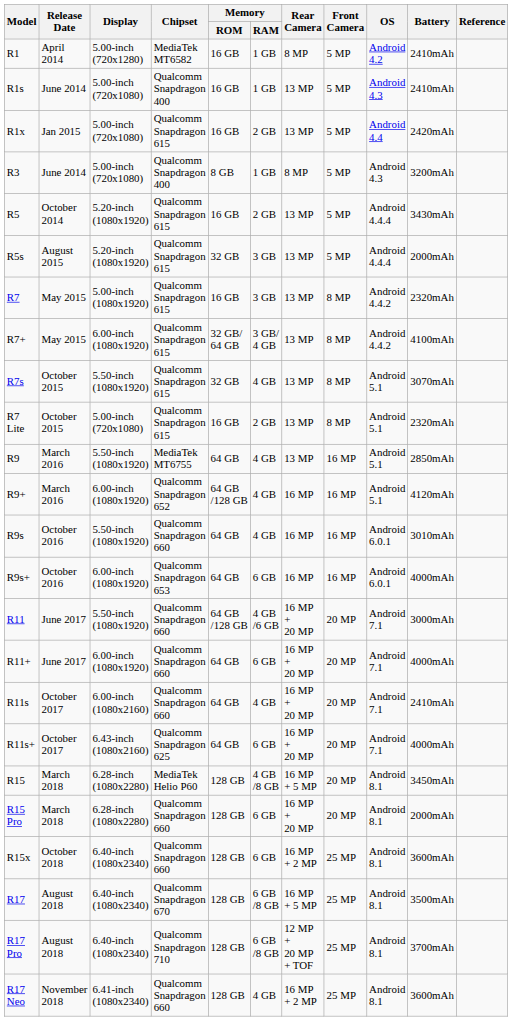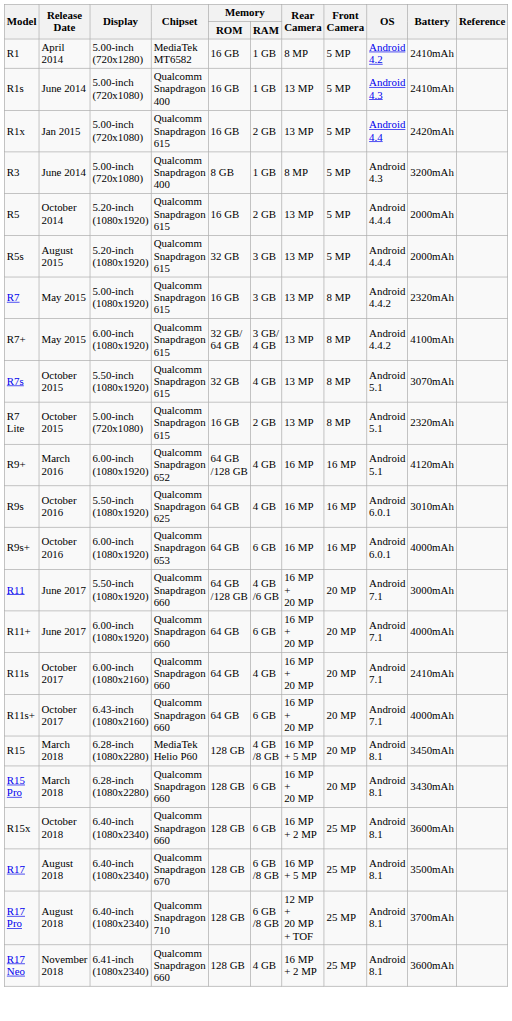(432, 214) 3430mAh -> (432, 214) 2000mAh
- row: (13, 458)
(180, 536) Qualcomm Snapdragon 660 -> (180, 506) Qualcomm Snapdragon 625
(180, 744) Qualcomm Snapdragon 625 -> (180, 715) Qualcomm Snapdragon 660
(432, 816) 2000mAh -> (432, 786) 3430mAh
